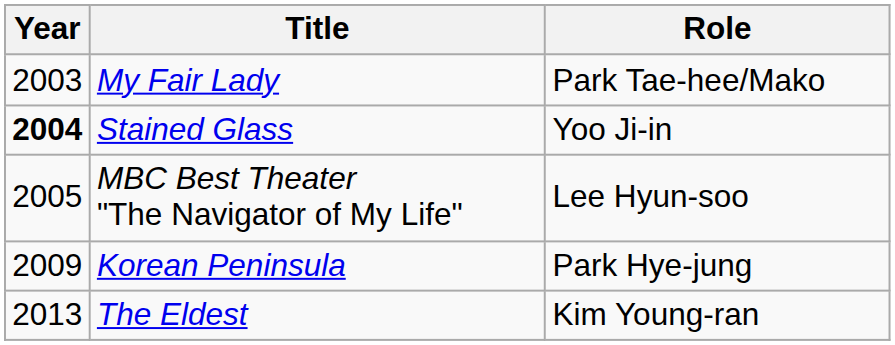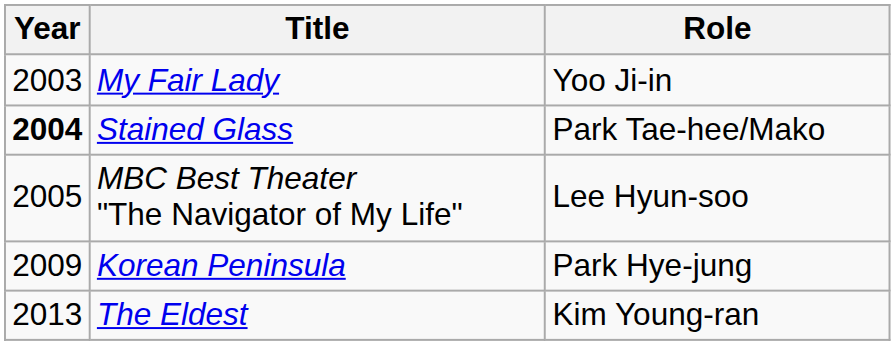(689, 79) Park Tae-hee/Mako -> (612, 79) Yoo Ji-in
(612, 129) Yoo Ji-in -> (689, 129) Park Tae-hee/Mako
